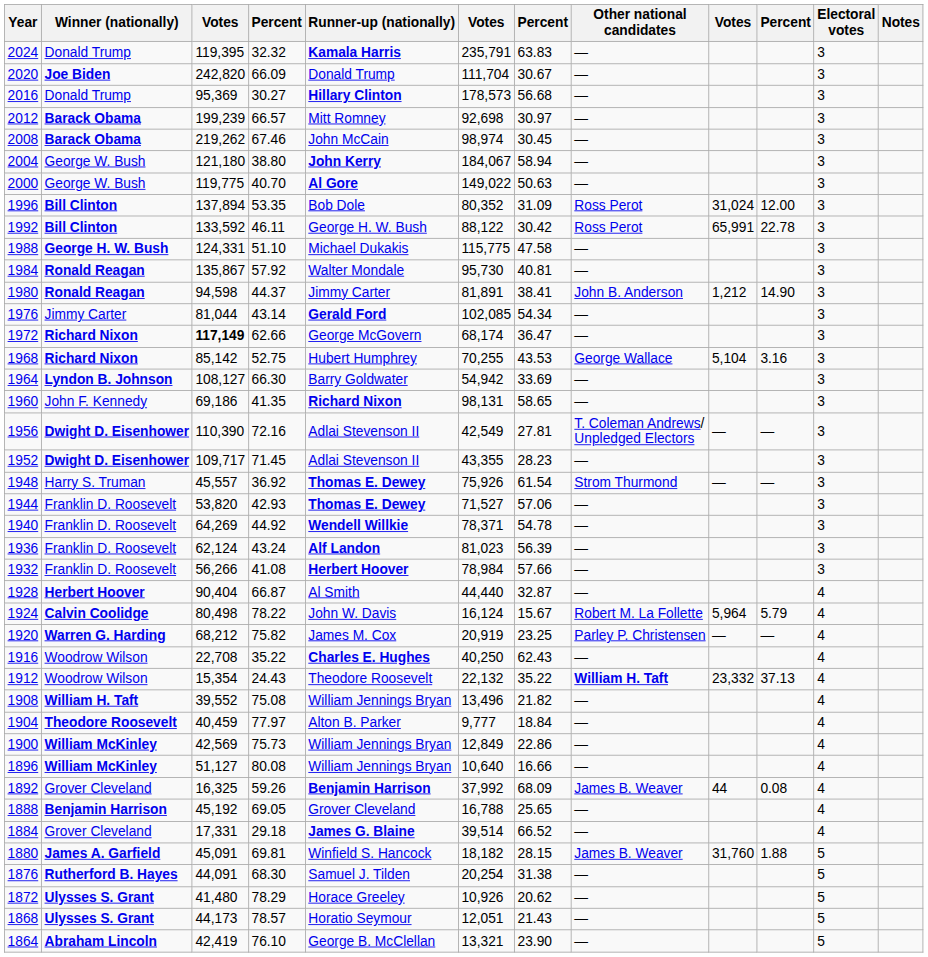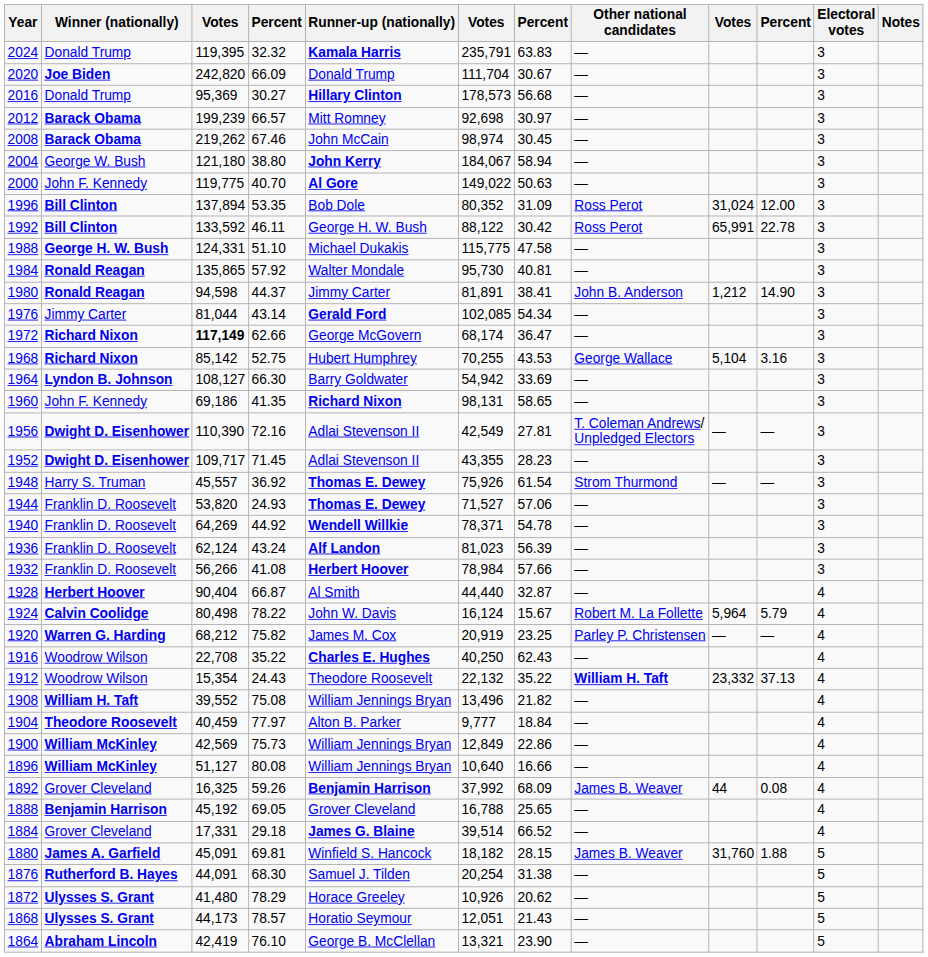(95, 183) George W. Bush -> (96, 183) John F. Kennedy
(220, 270) 135,867 -> (220, 270) 135,865
(269, 504) 42.93 -> (269, 504) 24.93
